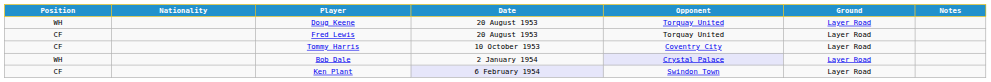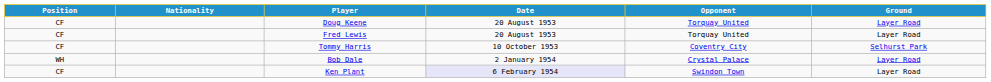- column: (950, 10)
(58, 22) WH -> (60, 22) CF
(849, 47) Layer Road -> (899, 47) Selhurst Park
(693, 59) lavender background -> (718, 59) no background
